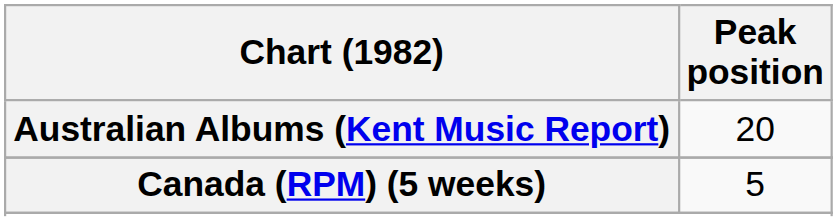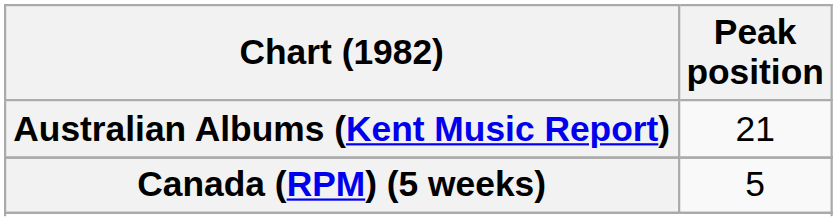(755, 128) 20 -> (755, 128) 21
